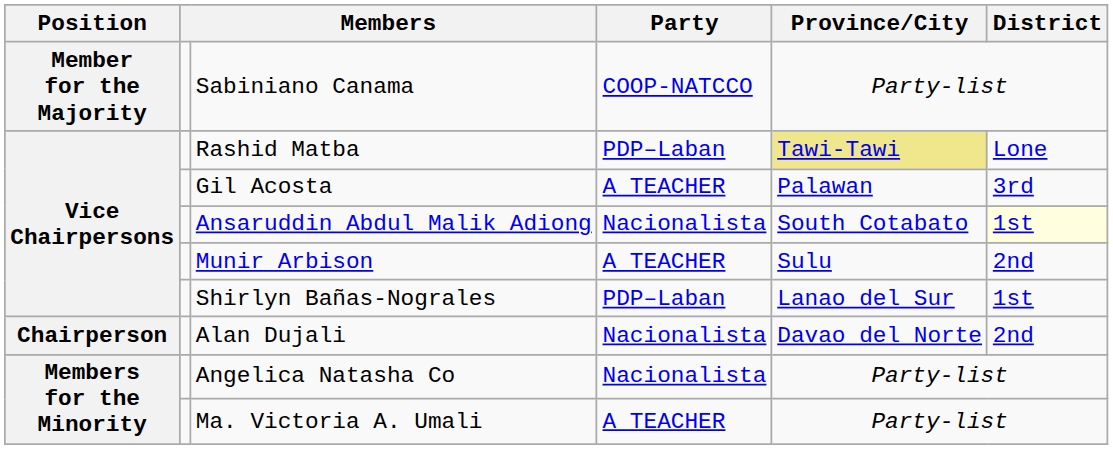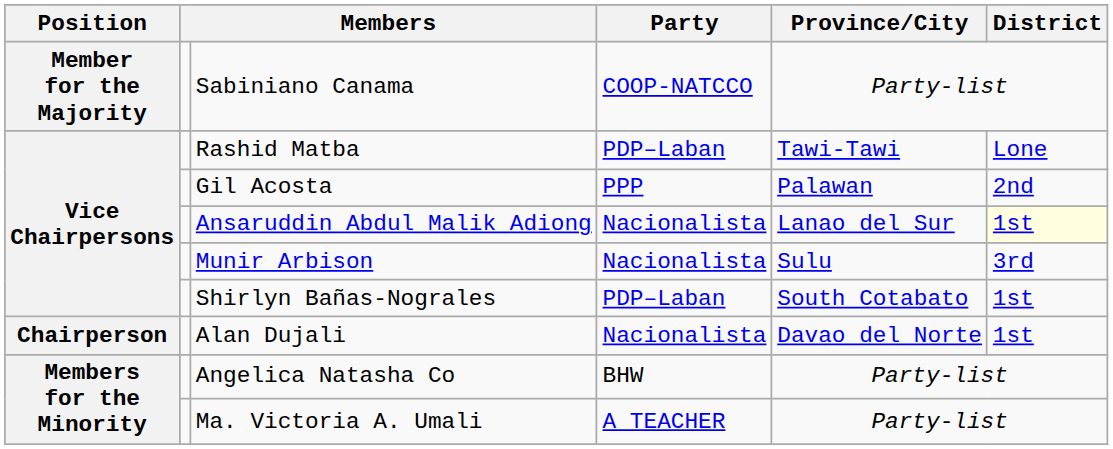(839, 150) khaki background -> (839, 150) no background
(664, 187) A TEACHER -> (623, 187) PPP
(1013, 187) 3rd -> (1013, 187) 2nd
(873, 224) South Cotabato -> (866, 224) Lanao del Sur
(664, 261) A TEACHER -> (684, 261) Nacionalista
(1013, 261) 2nd -> (1013, 261) 3rd
(866, 298) Lanao del Sur -> (873, 298) South Cotabato
(1013, 335) 2nd -> (1013, 335) 1st
(684, 376) Nacionalista -> (623, 376) BHW
